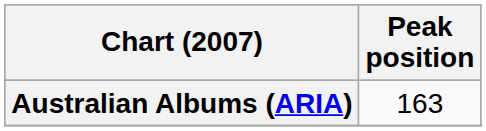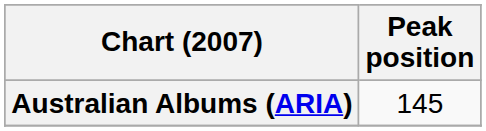(420, 102) 163 -> (420, 102) 145
